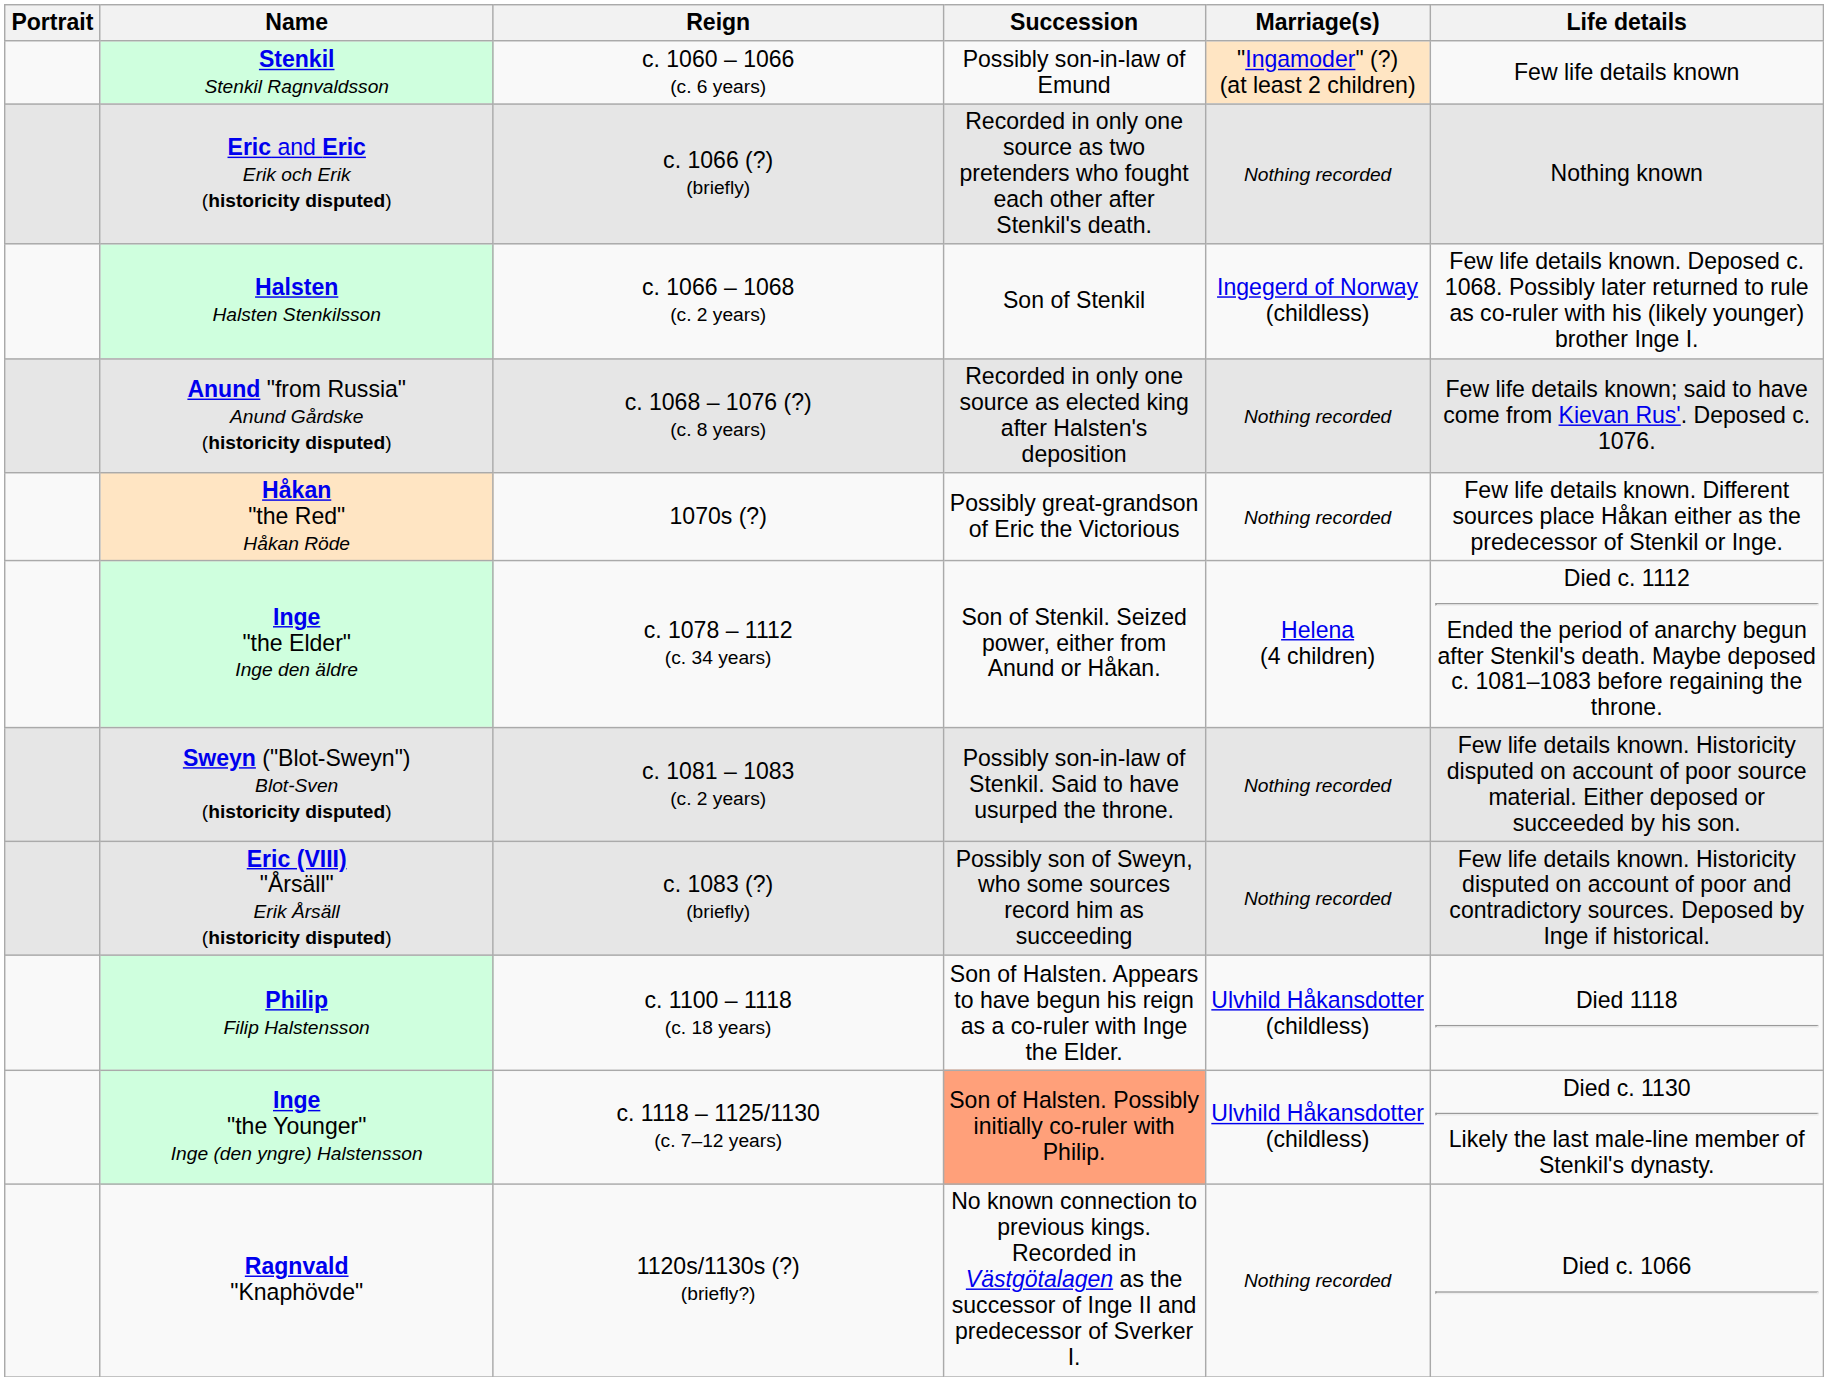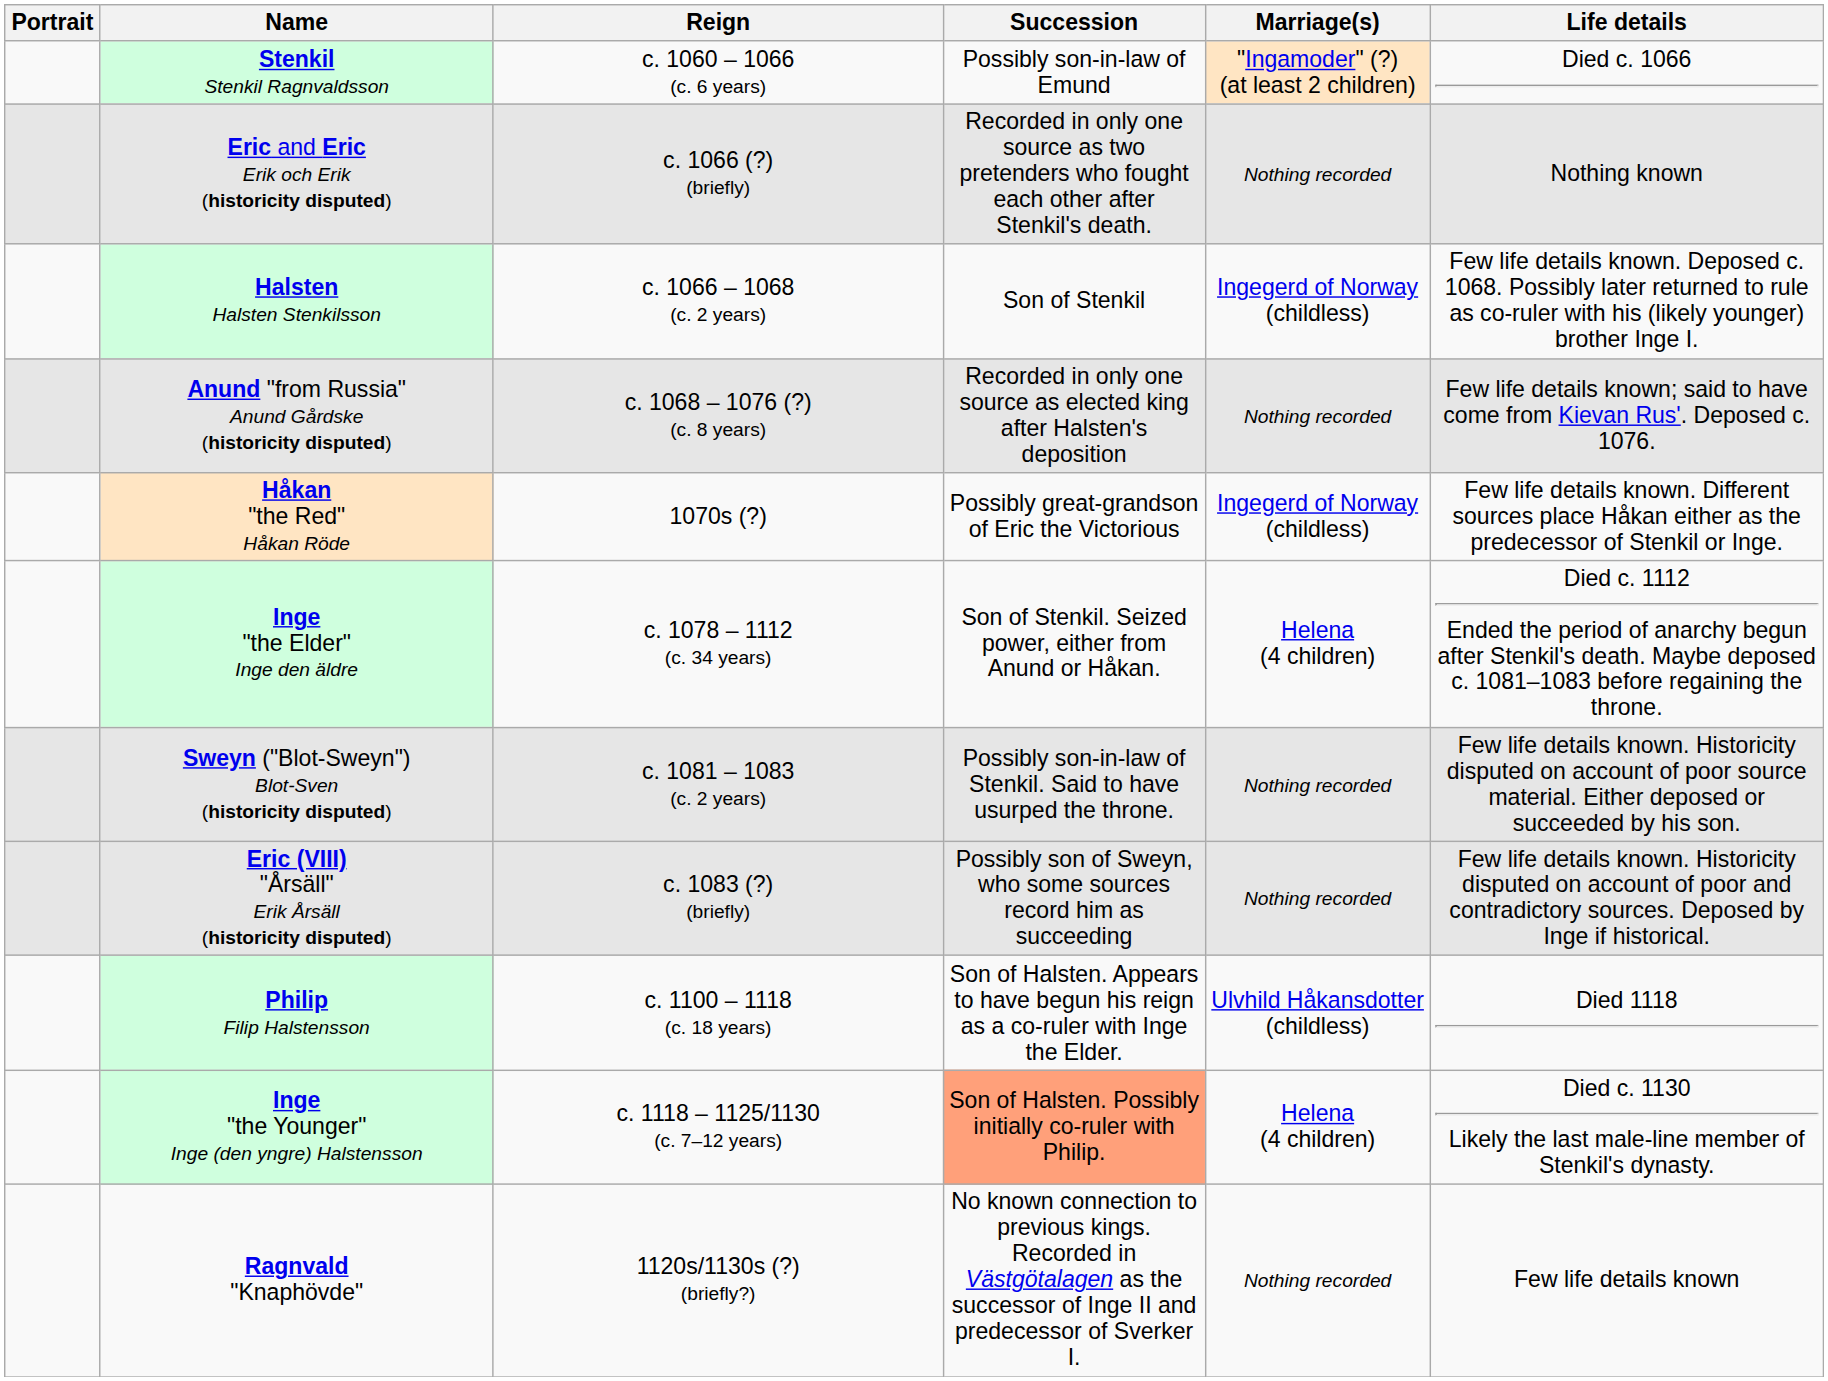(1627, 72) Few life details known -> (1627, 67) Died c. 1066
(1318, 516) Nothing recorded -> (1318, 516) Ingegerd of Norway (childless)
(1318, 1126) Ulvhild Håkansdotter (childless) -> (1318, 1126) Helena (4 children)
(1627, 1275) Died c. 1066 -> (1627, 1280) Few life details known
